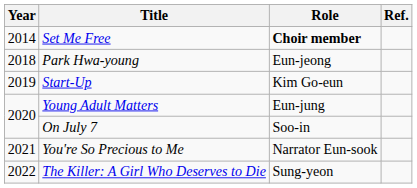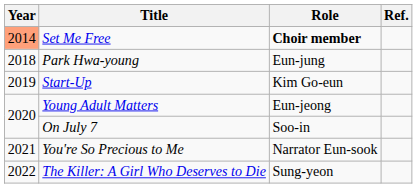(22, 37) no background -> (22, 37) lightsalmon background
(302, 60) Eun-jeong -> (299, 60) Eun-jung
(299, 104) Eun-jung -> (302, 104) Eun-jeong
